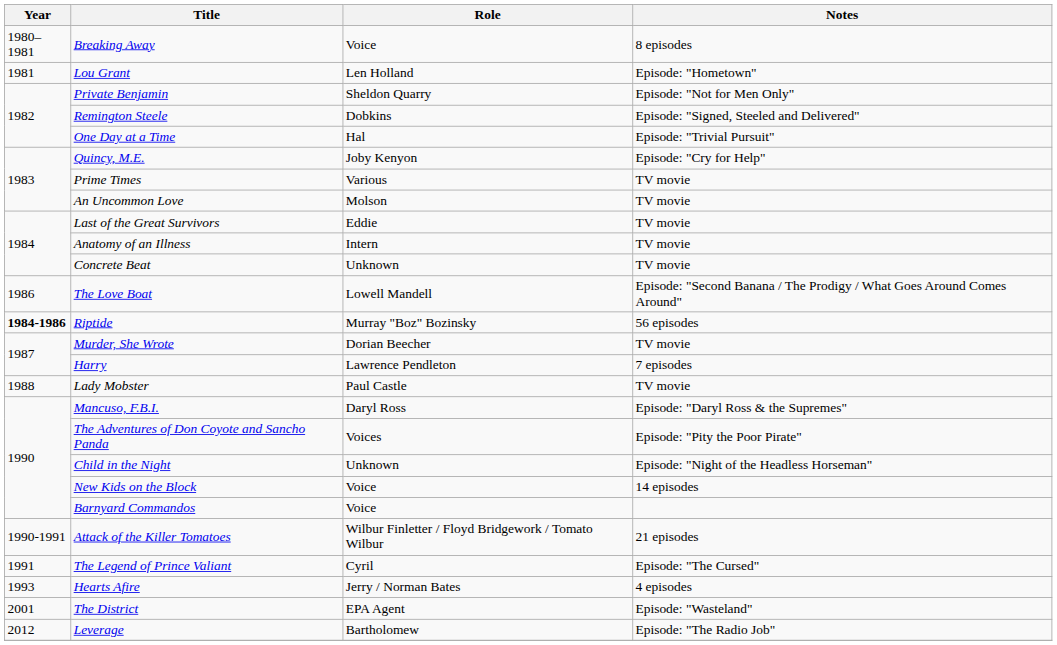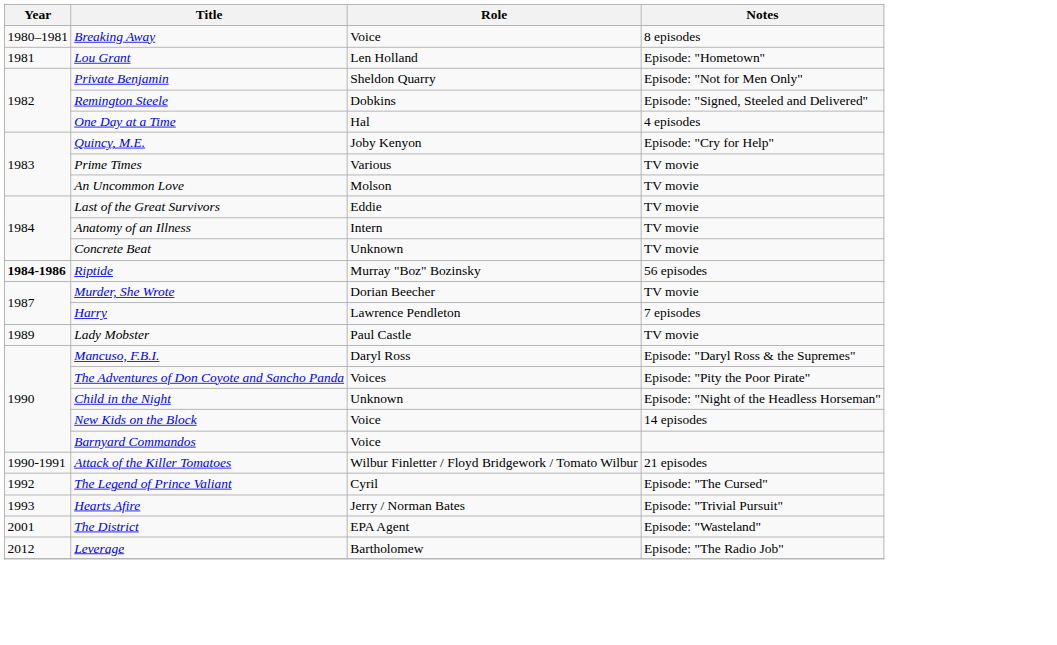(705, 136) Episode: "Trivial Pursuit" -> (672, 121) 4 episodes
- row: (113, 293)
(21, 386) 1988 -> (21, 334) 1989
(21, 565) 1991 -> (21, 484) 1992
(664, 587) 4 episodes -> (713, 505) Episode: "Trivial Pursuit"
